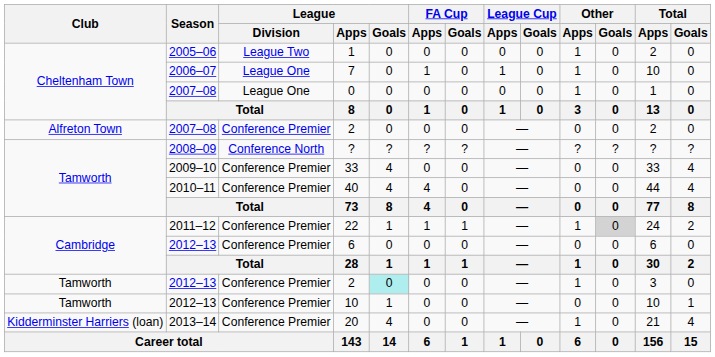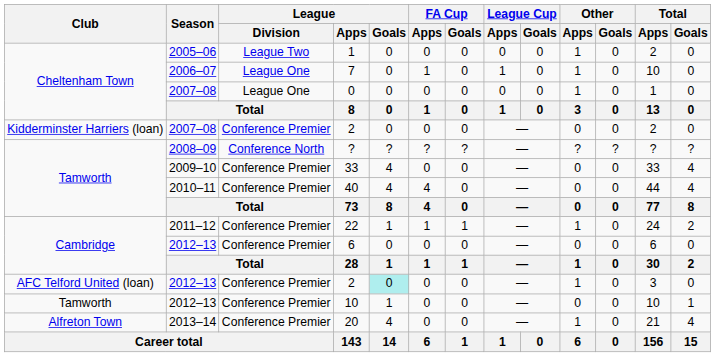(85, 129) Alfreton Town -> (85, 129) Kidderminster Harriers (loan)
(615, 226) lightgrey background -> (615, 226) no background
(85, 284) Tamworth -> (85, 284) AFC Telford United (loan)
(85, 322) Kidderminster Harriers (loan) -> (85, 322) Alfreton Town
